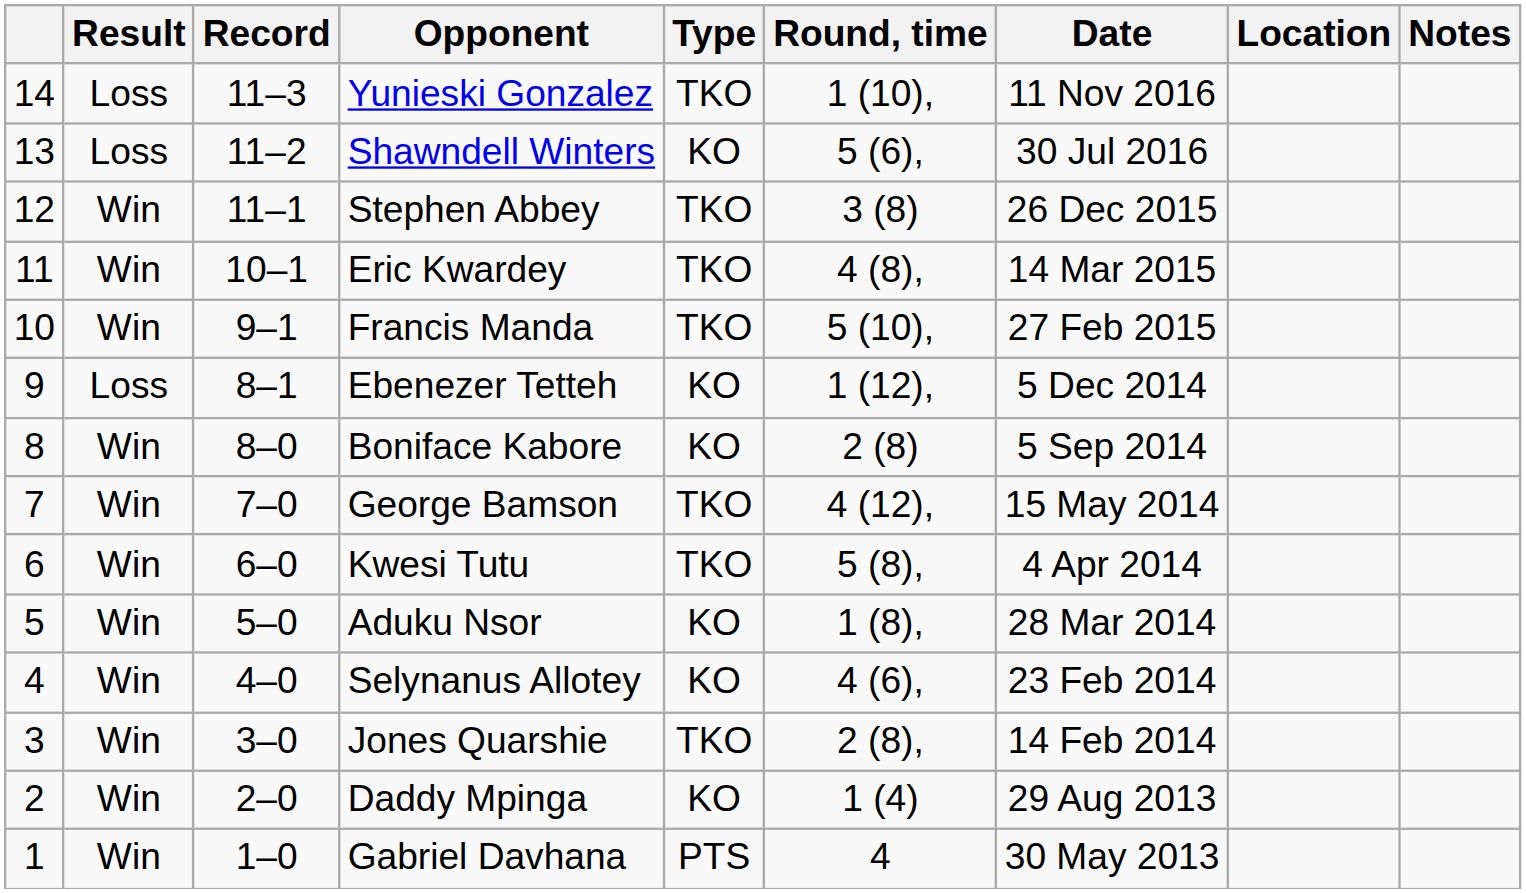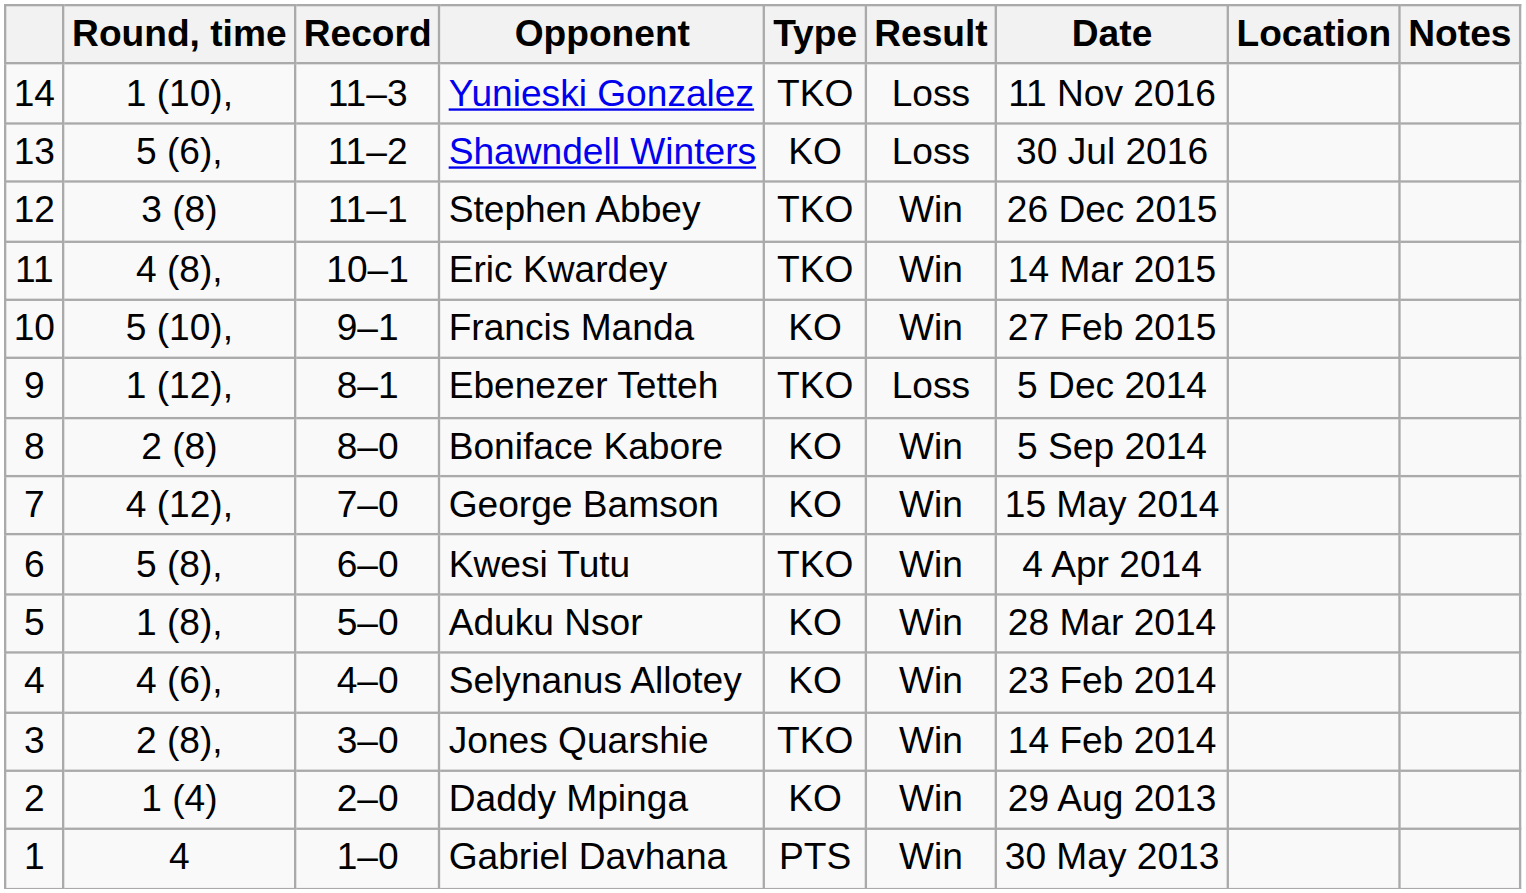columns swapped: (129, 33) <-> (880, 33)
(714, 328) TKO -> (815, 328) KO
(714, 387) KO -> (815, 387) TKO
(714, 504) TKO -> (815, 504) KO
